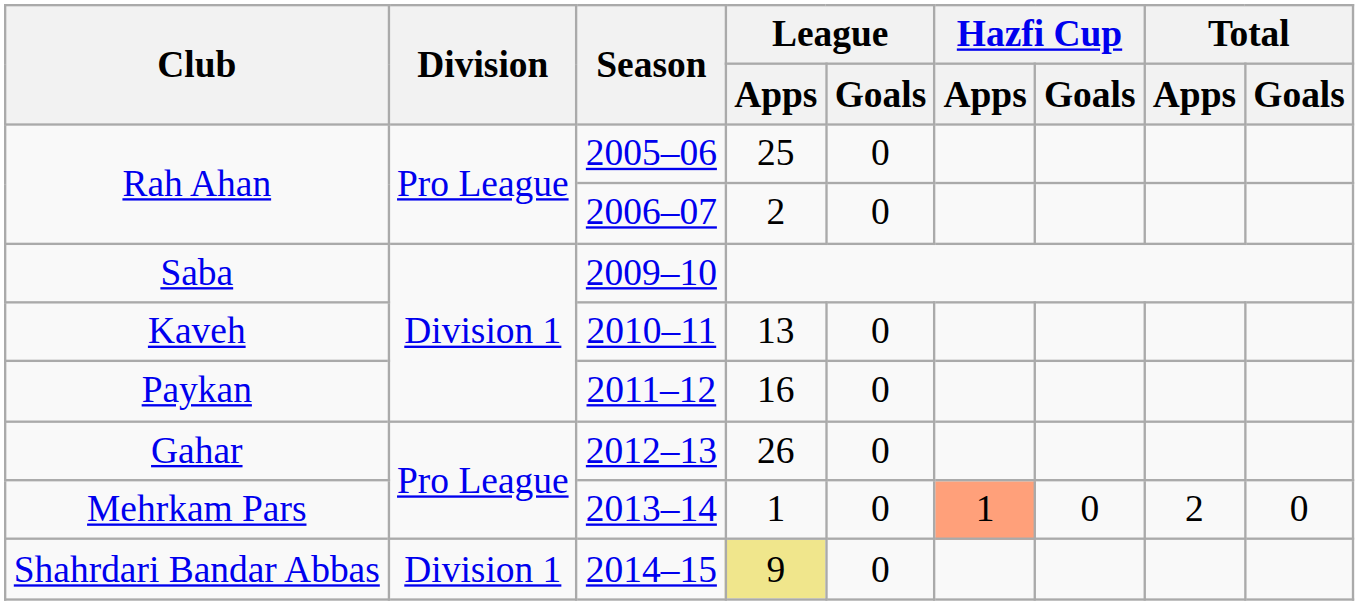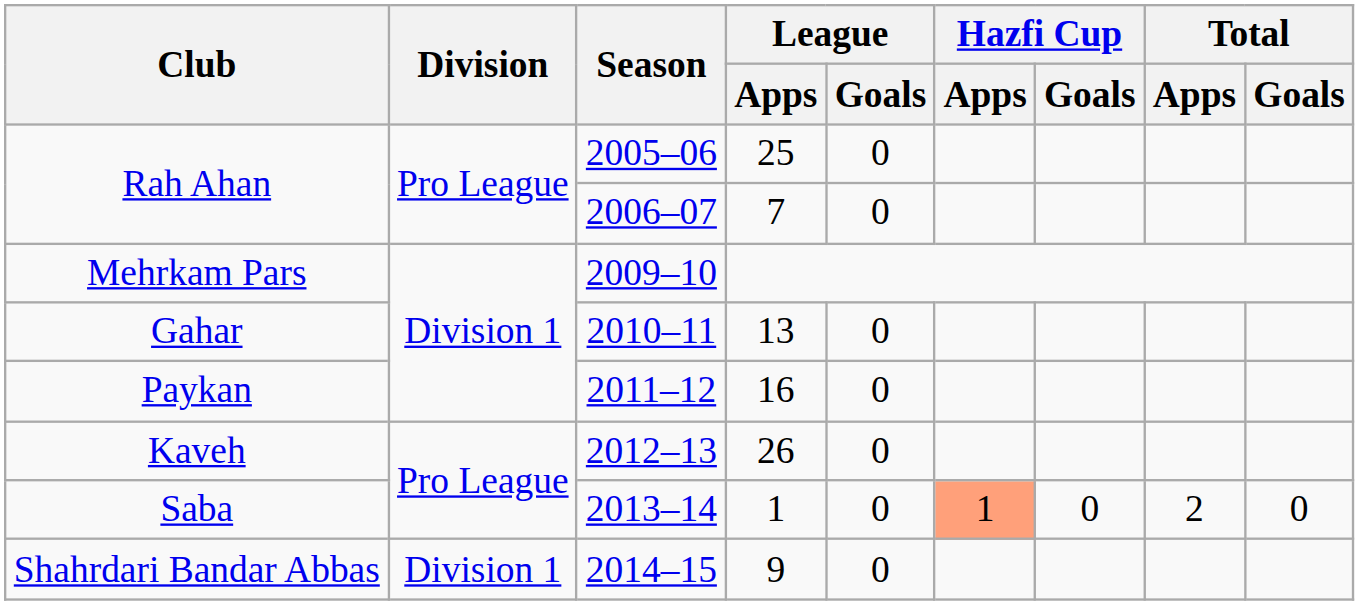(776, 212) 2 -> (776, 212) 7
(197, 271) Saba -> (197, 271) Mehrkam Pars
(197, 331) Kaveh -> (197, 331) Gahar
(197, 449) Gahar -> (197, 449) Kaveh
(197, 509) Mehrkam Pars -> (197, 509) Saba
(776, 568) khaki background -> (776, 568) no background
